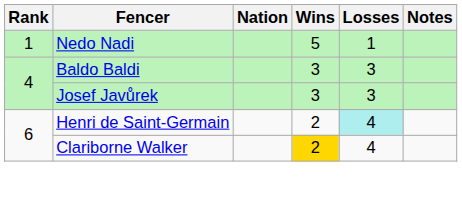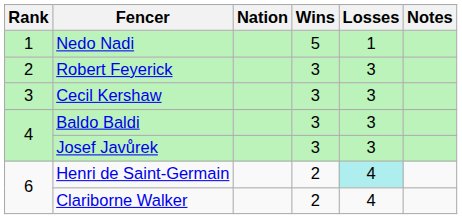+ row: (114, 69)
+ row: (109, 95)
(315, 148) gold background -> (315, 200) no background
